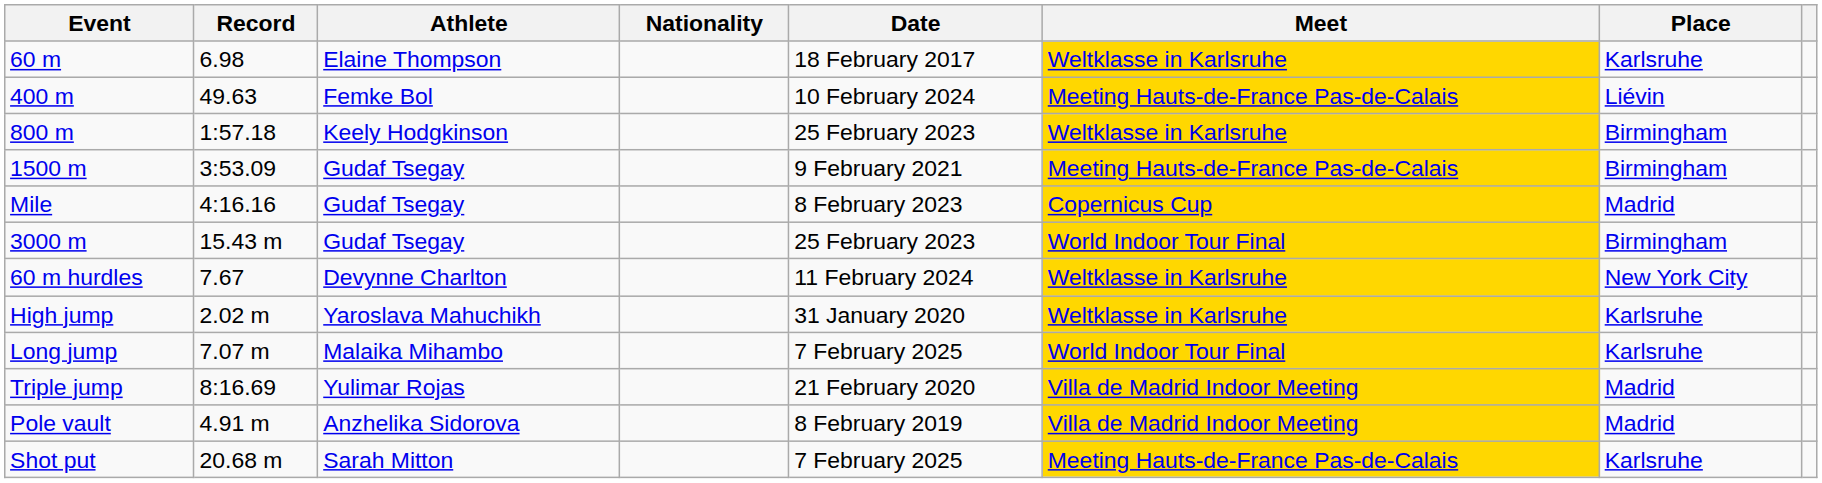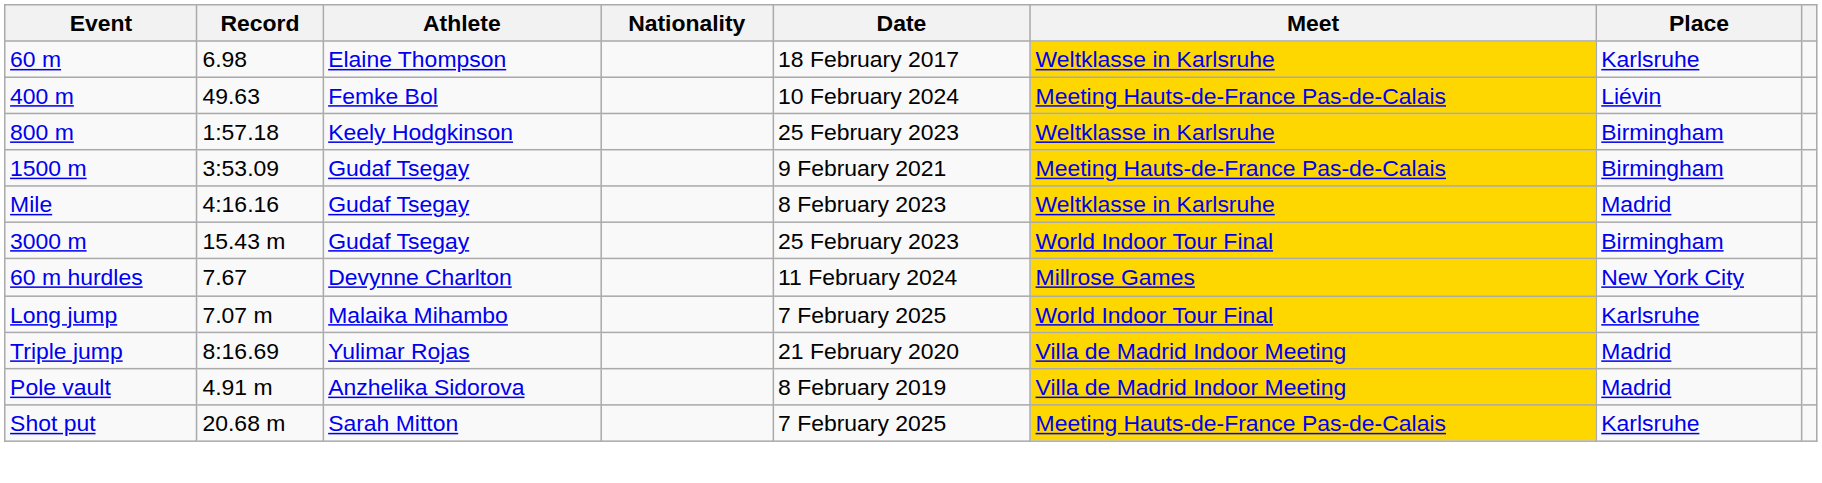(1130, 205) Copernicus Cup -> (1155, 205) Weltklasse in Karlsruhe
(1167, 277) Weltklasse in Karlsruhe -> (1115, 277) Millrose Games
- row: (62, 314)
